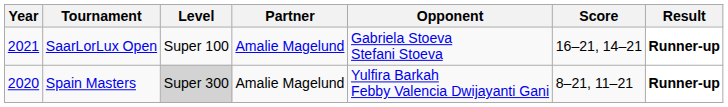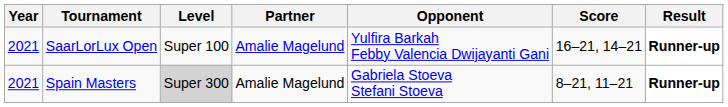(402, 46) Gabriela Stoeva Stefani Stoeva -> (450, 46) Yulfira Barkah Febby Valencia Dwijayanti Gani
(23, 84) 2020 -> (23, 84) 2021
(450, 84) Yulfira Barkah Febby Valencia Dwijayanti Gani -> (402, 84) Gabriela Stoeva Stefani Stoeva
